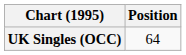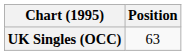(153, 38) 64 -> (153, 38) 63
